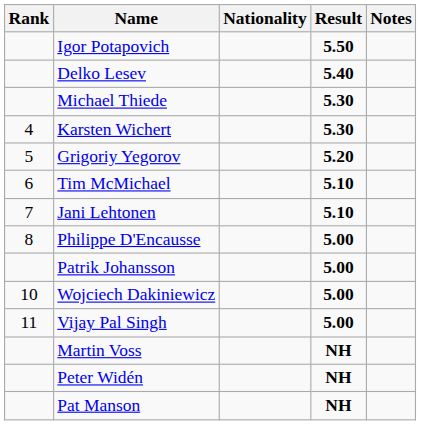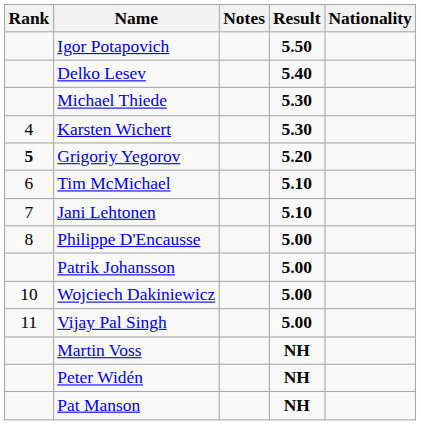columns swapped: (265, 18) <-> (391, 18)
(29, 156) normal -> (29, 156) bold
